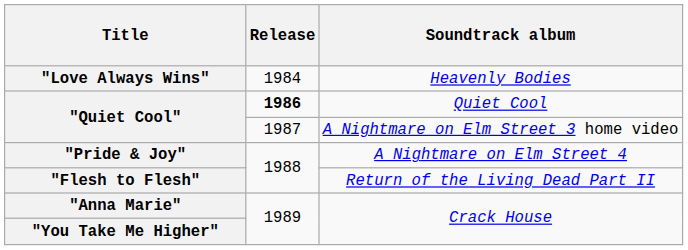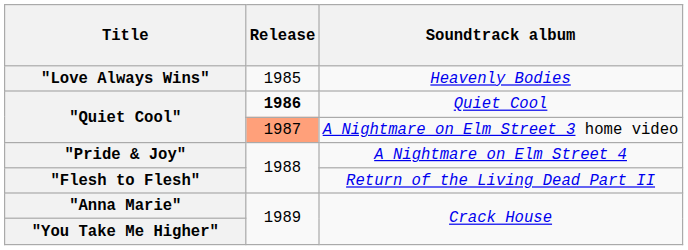(282, 79) 1984 -> (282, 79) 1985
(282, 130) no background -> (282, 130) lightsalmon background
